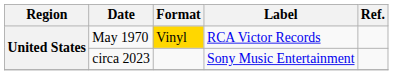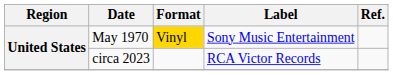(264, 37) RCA Victor Records -> (281, 37) Sony Music Entertainment
(281, 59) Sony Music Entertainment -> (264, 59) RCA Victor Records
